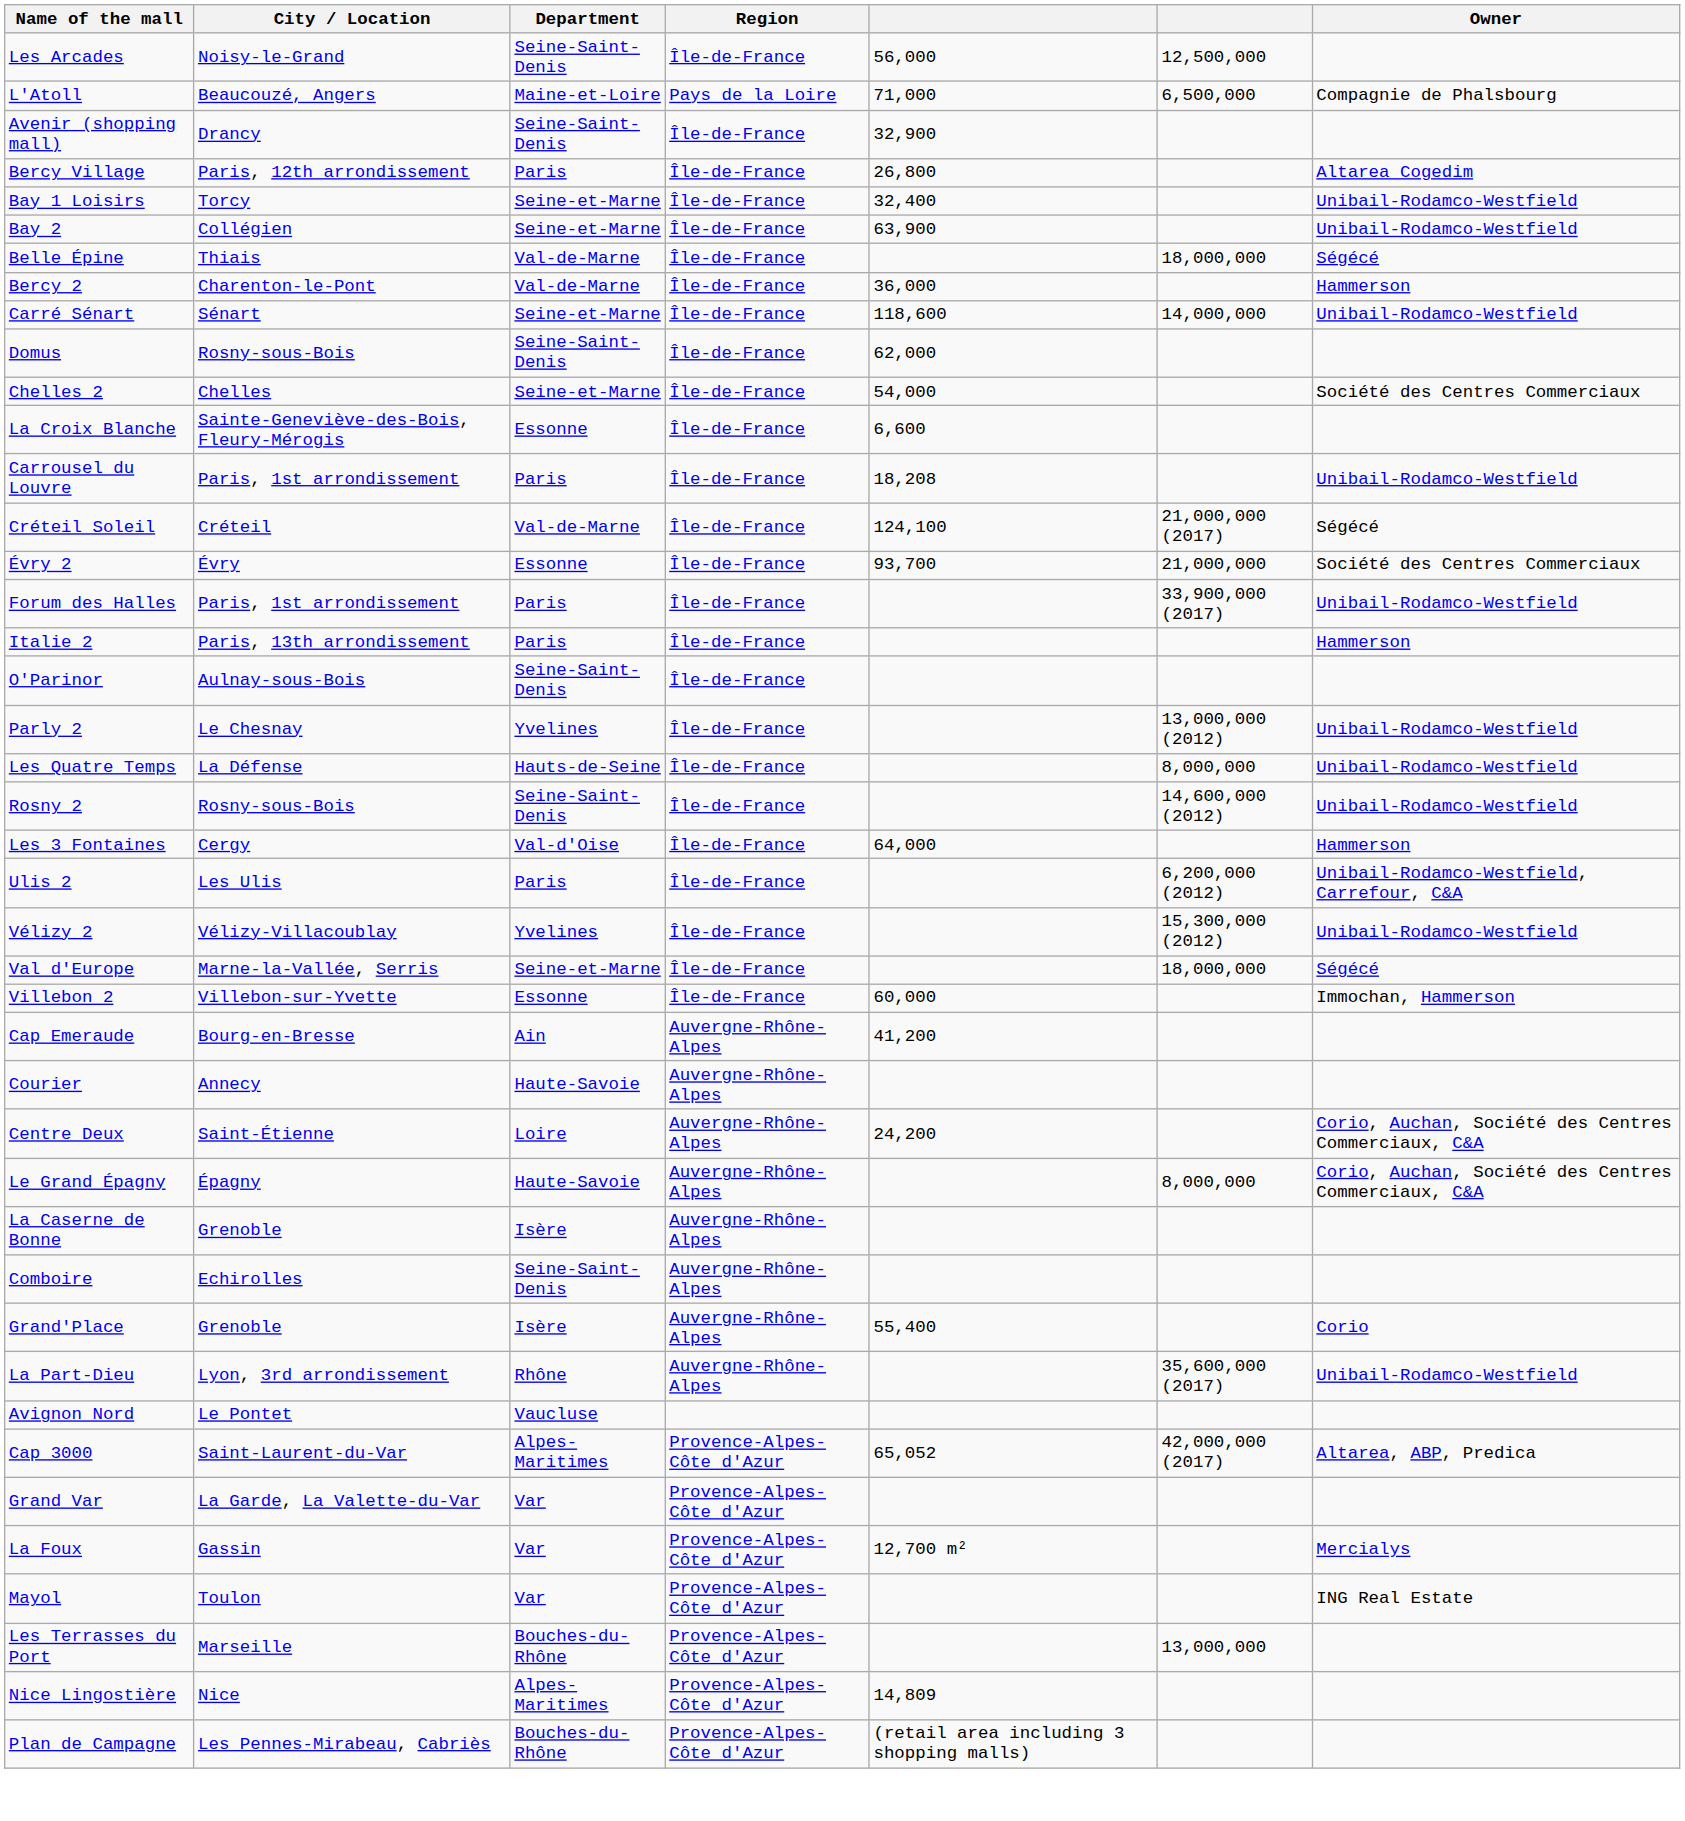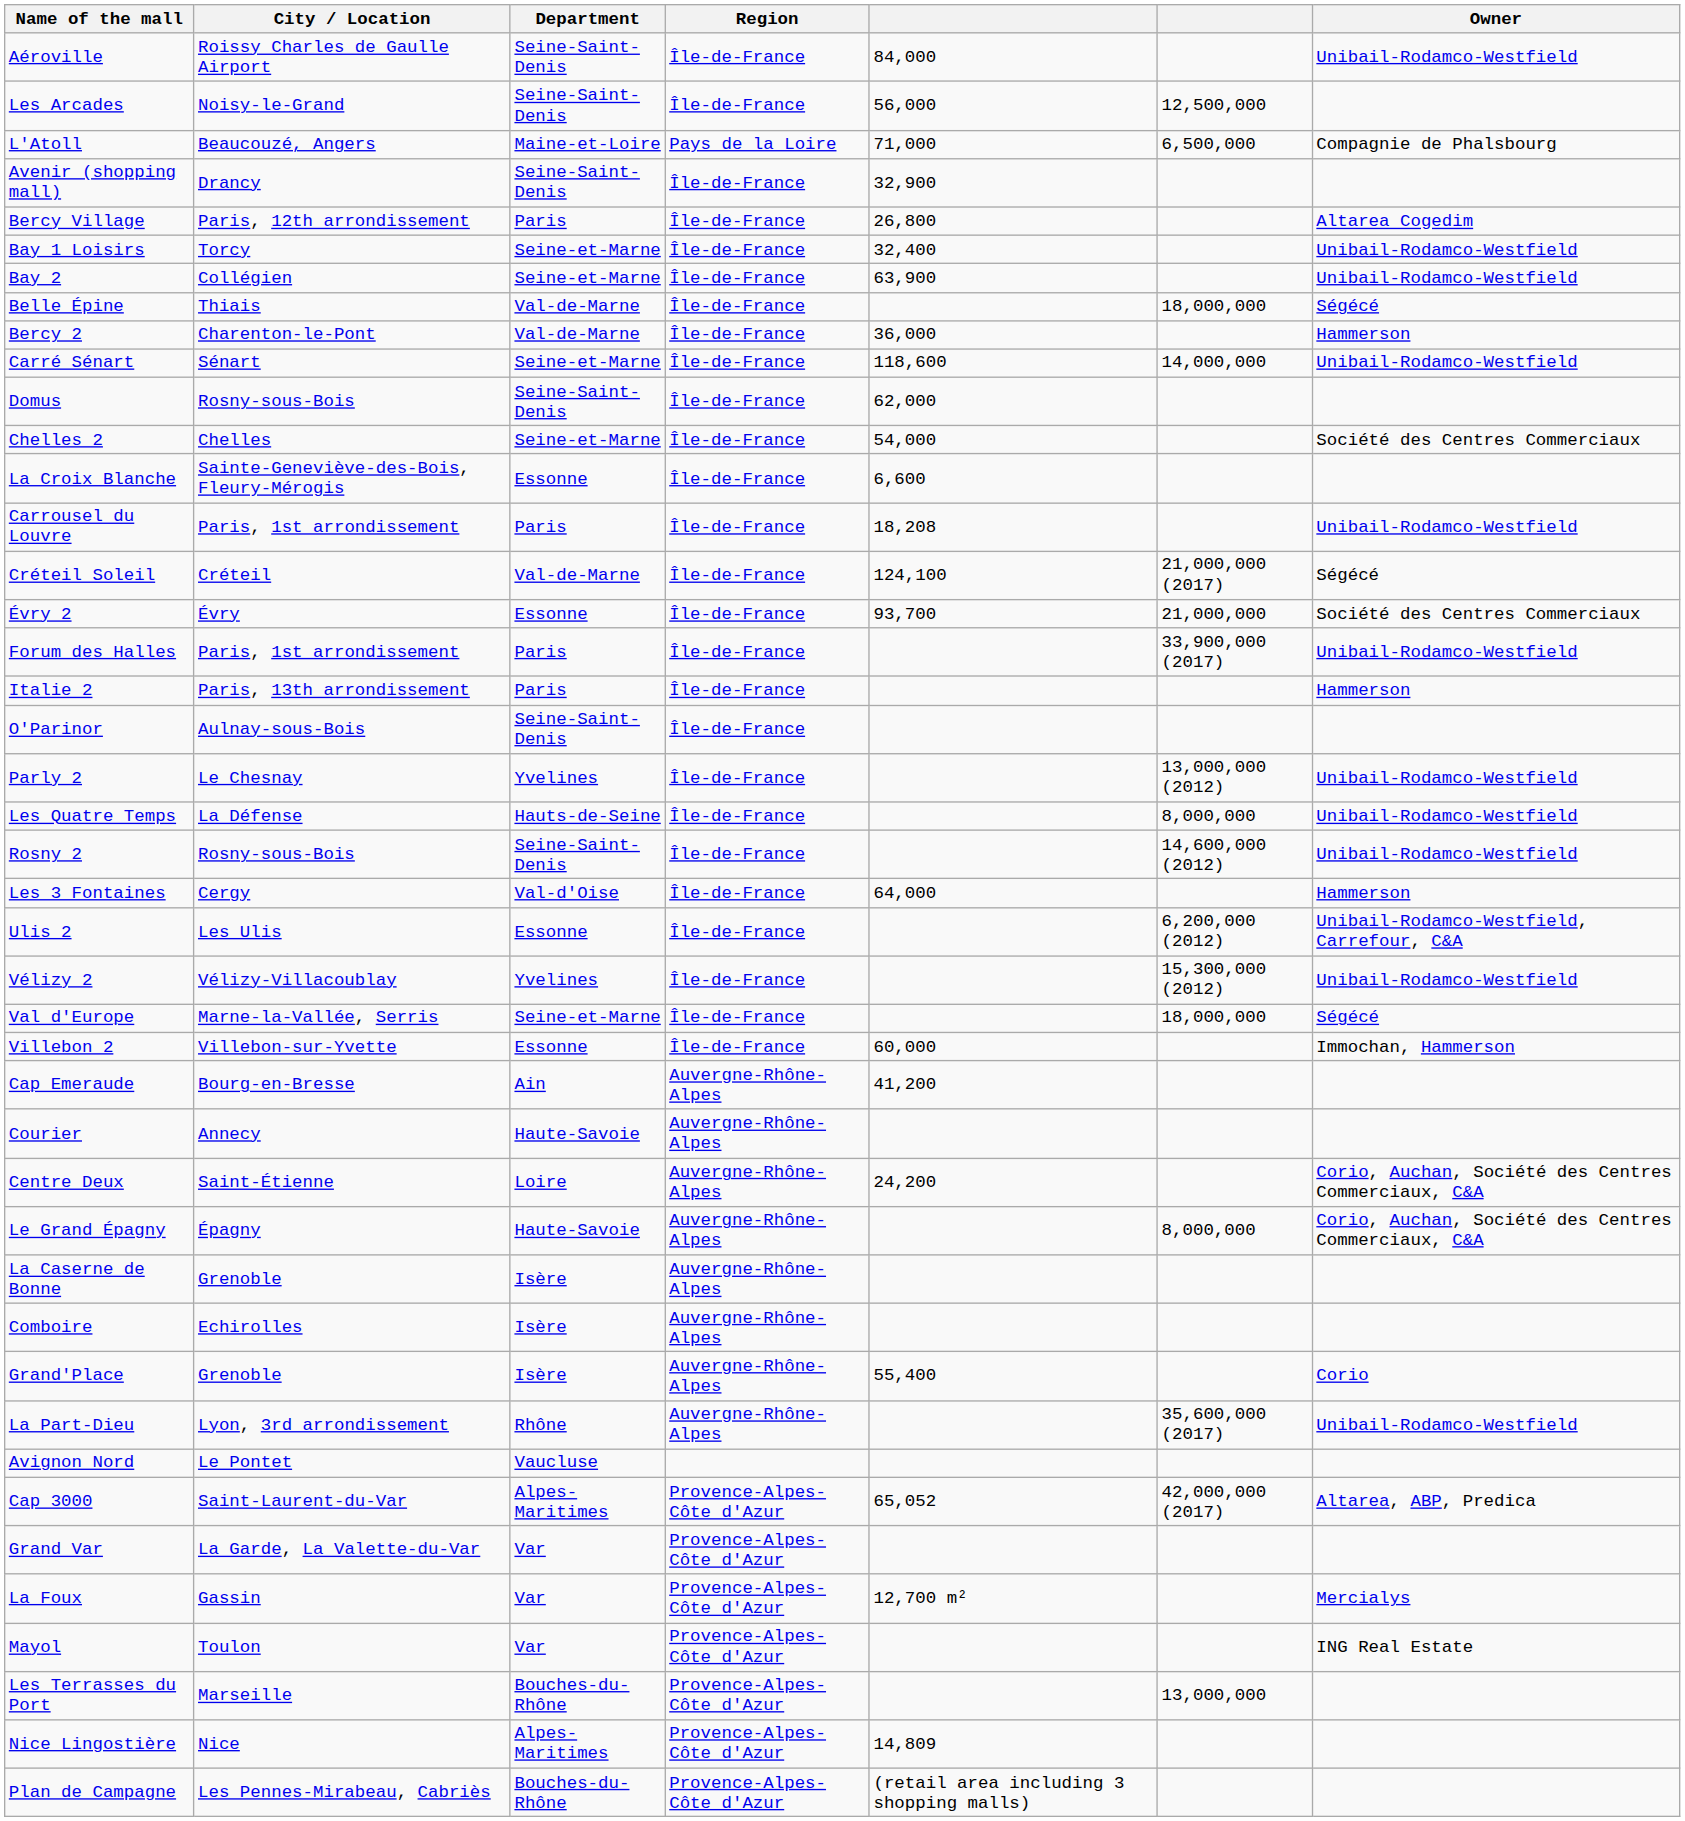+ row: (56, 57)
(541, 883) Paris -> (551, 931) Essonne
(577, 1279) Seine-Saint-Denis -> (541, 1328) Isère
